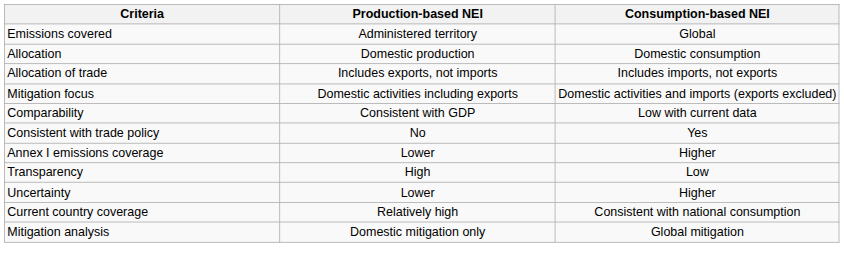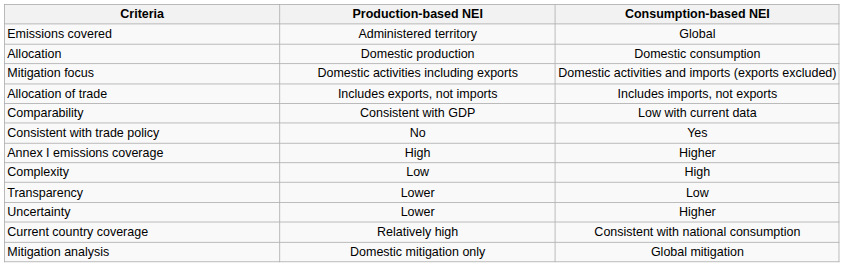rows swapped: (57, 73) <-> (51, 93)
(418, 152) Lower -> (418, 152) High
+ row: (38, 172)
(418, 172) High -> (418, 192) Lower
